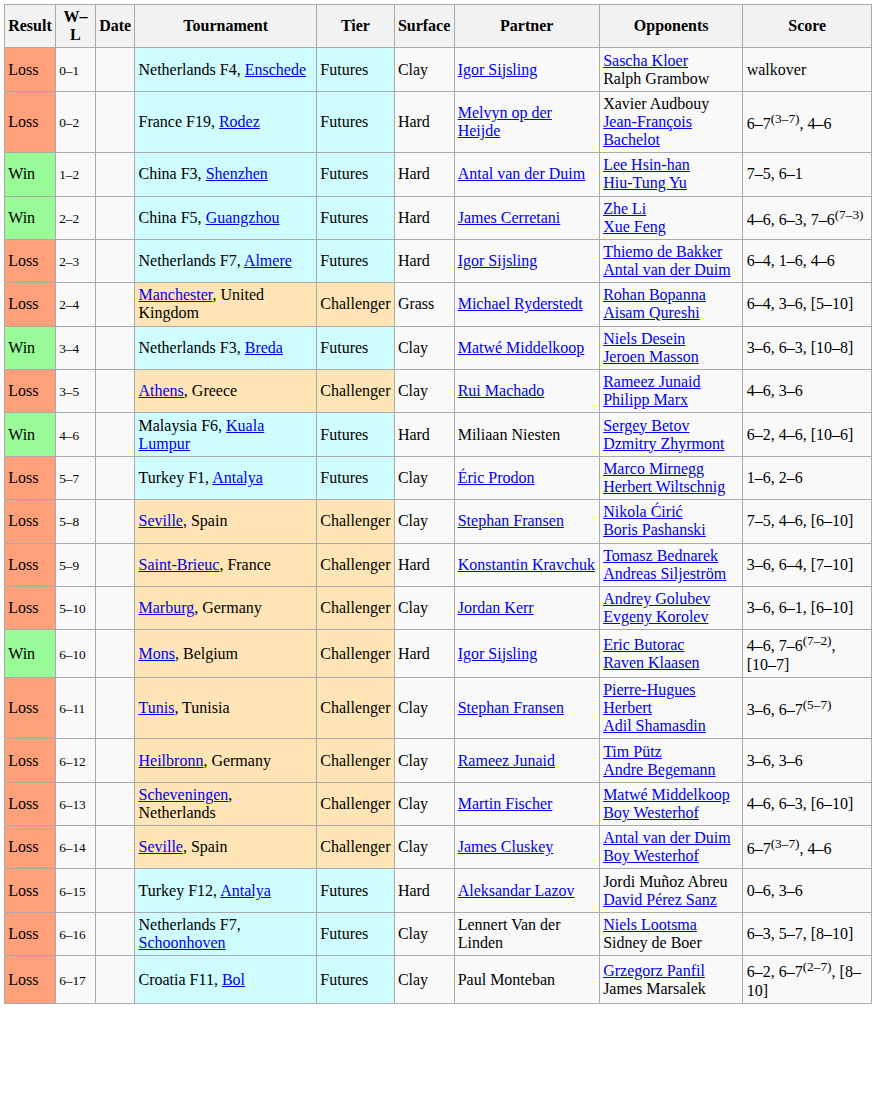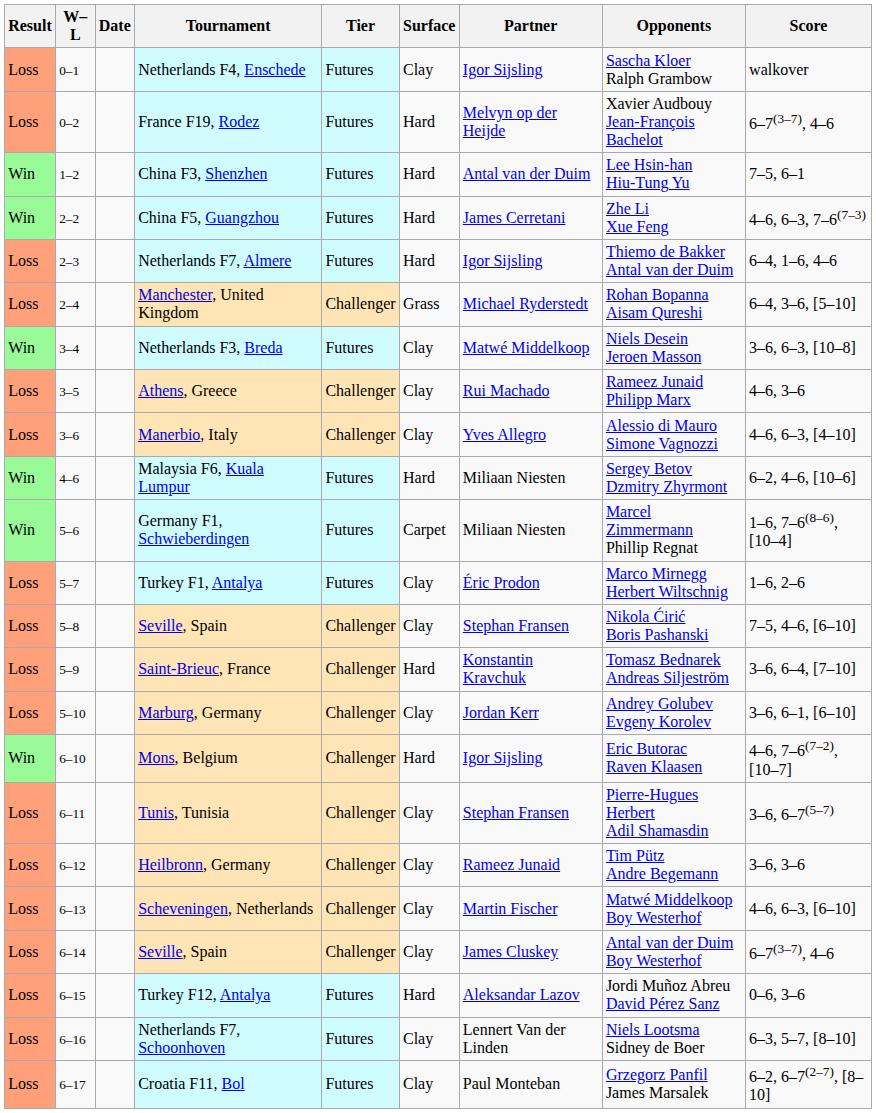+ row: (69, 435)
+ row: (69, 531)
